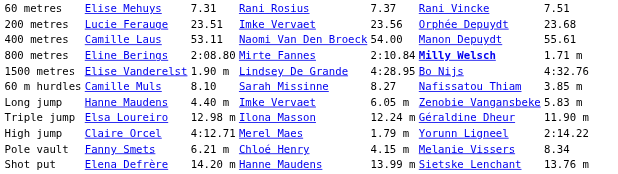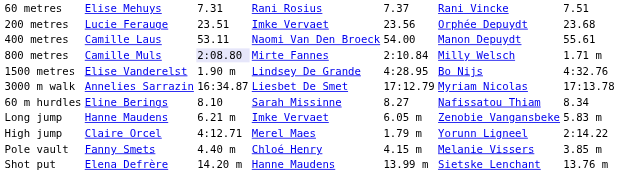(126, 55) Eline Berings -> (123, 55) Camille Muls
(213, 55) no background -> (220, 55) lavender background
(457, 55) bold -> (477, 55) normal
+ row: (40, 87)
(123, 87) Camille Muls -> (126, 102) Eline Berings
(563, 87) 3.85 m -> (576, 102) 8.34
(210, 102) 4.40 m -> (216, 118) 6.21 m
- row: (40, 118)
(210, 149) 6.21 m -> (216, 149) 4.40 m
(557, 149) 8.34 -> (583, 149) 3.85 m
